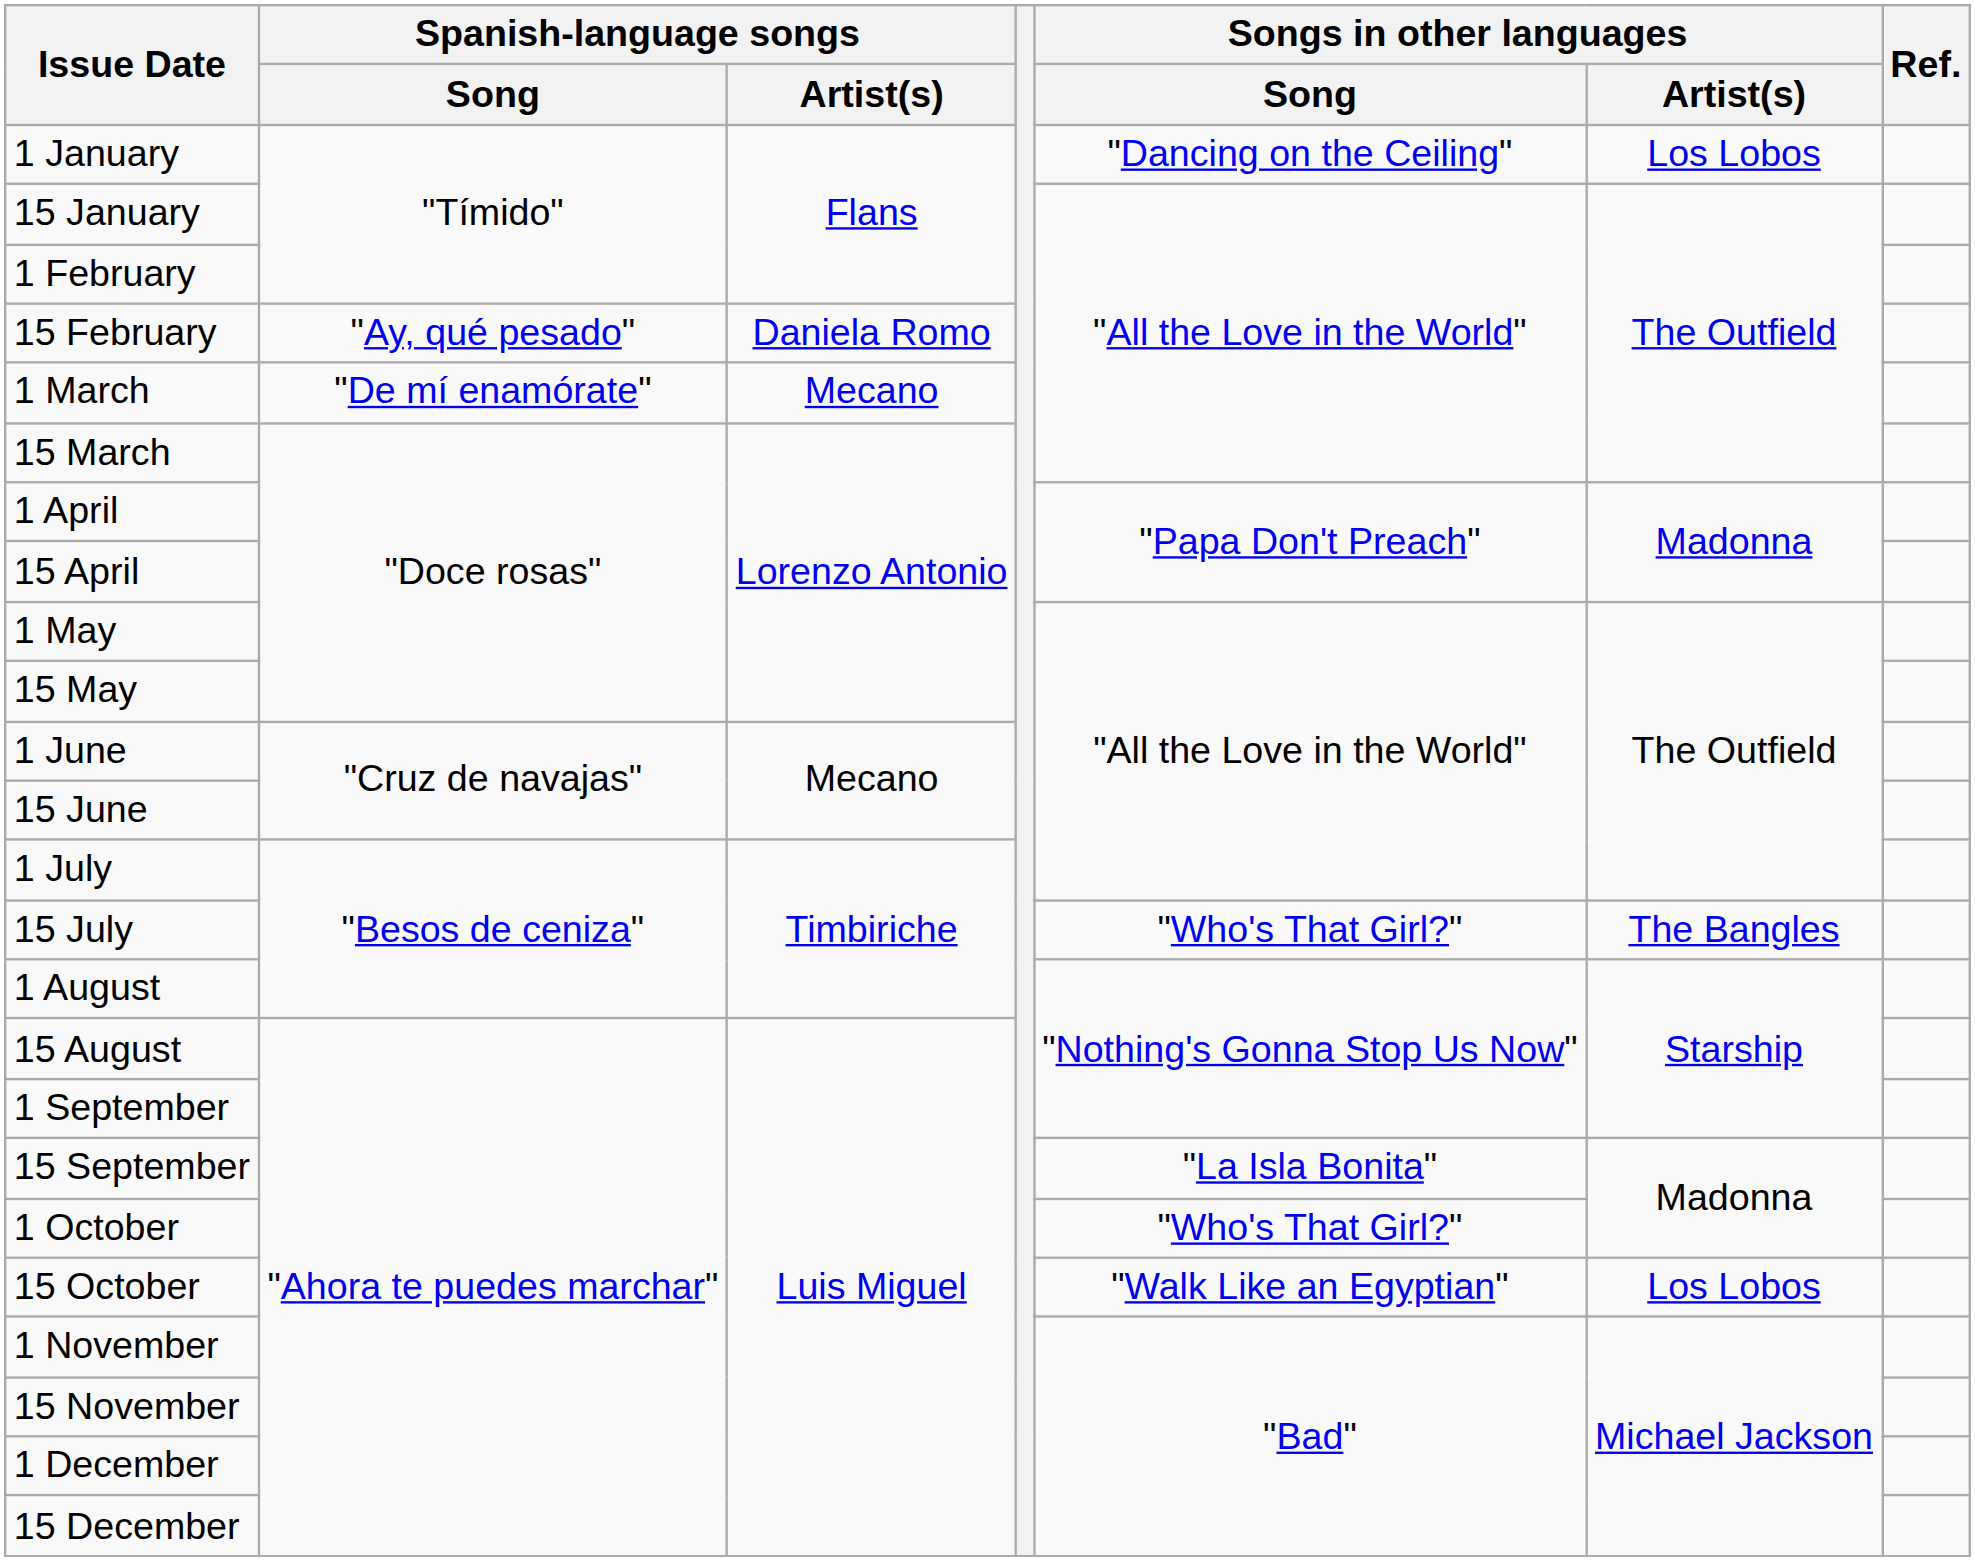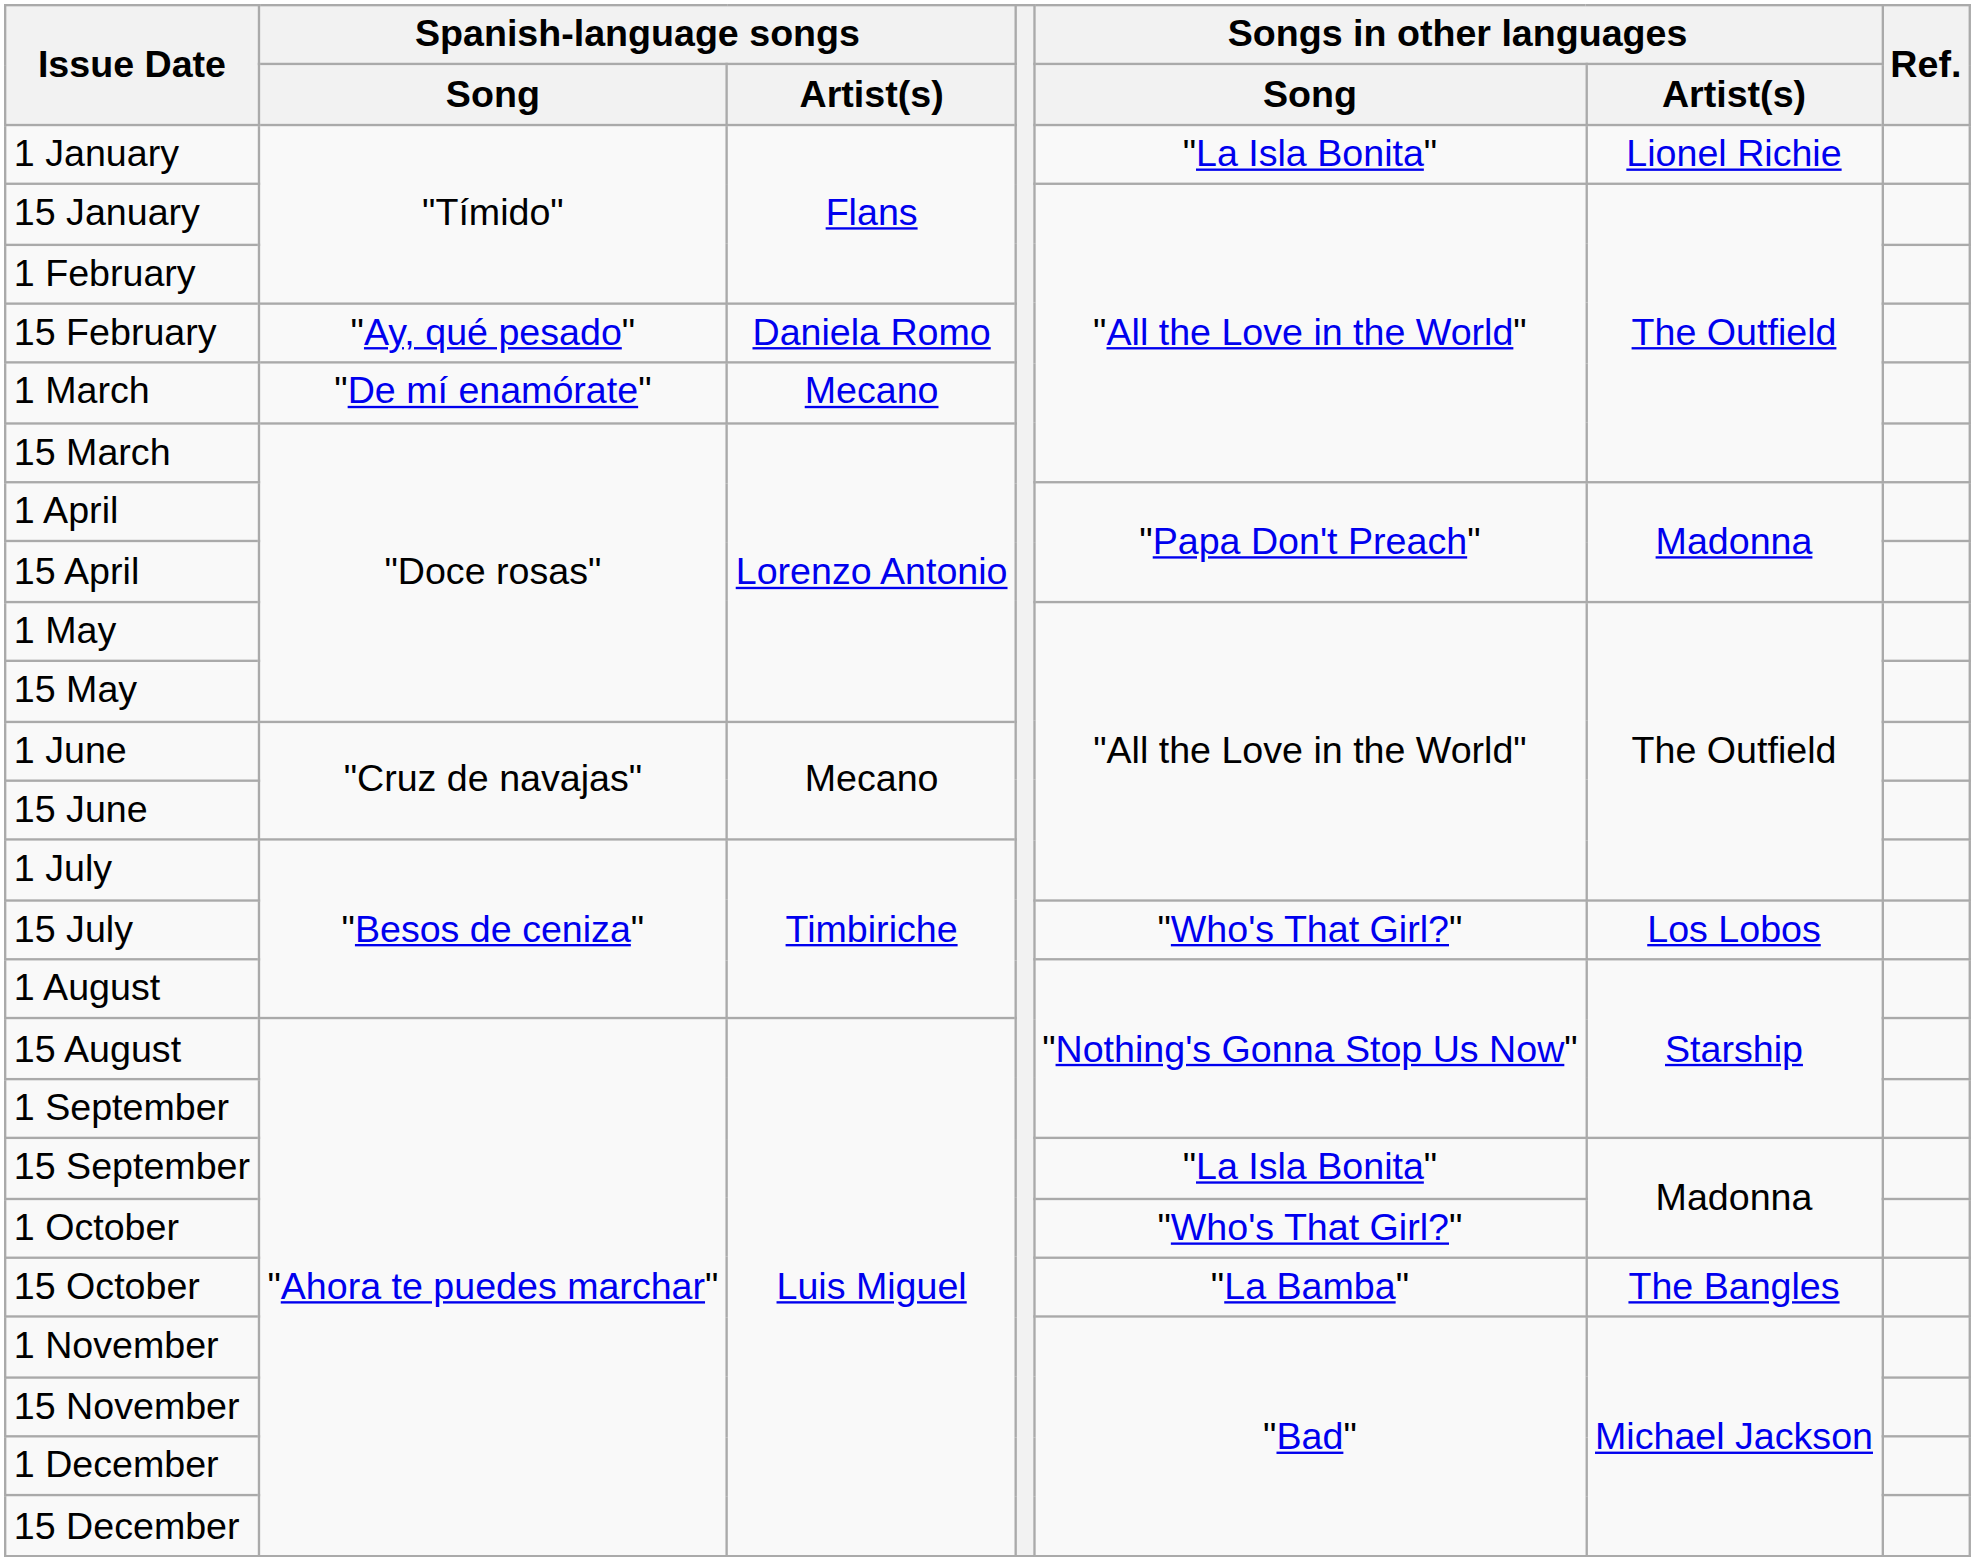(1310, 153) "Dancing on the Ceiling" -> (1310, 153) "La Isla Bonita"
(1734, 153) Los Lobos -> (1734, 153) Lionel Richie
(1734, 928) The Bangles -> (1734, 928) Los Lobos
(1310, 1286) "Walk Like an Egyptian" -> (1310, 1286) "La Bamba"
(1734, 1286) Los Lobos -> (1734, 1286) The Bangles
